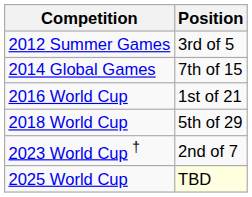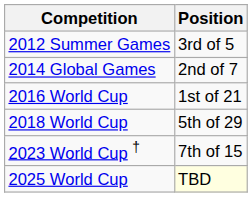(210, 70) 7th of 15 -> (208, 70) 2nd of 7
(208, 151) 2nd of 7 -> (210, 151) 7th of 15
